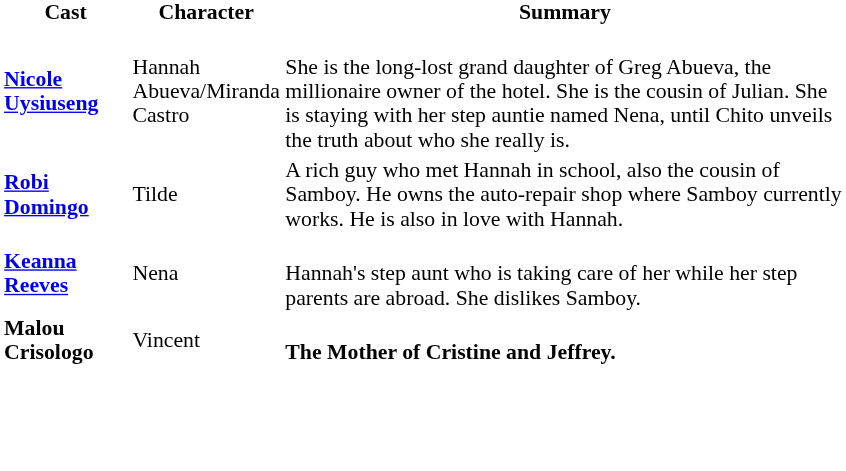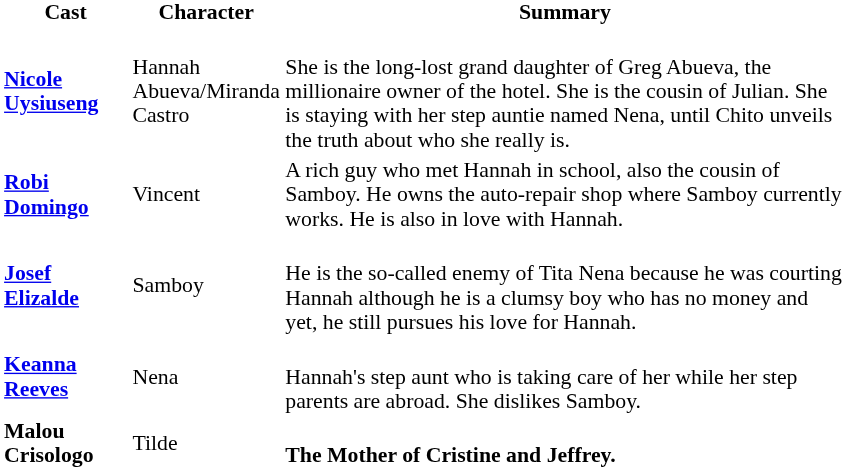(155, 194) Tilde -> (166, 194) Vincent
+ row: (42, 285)
(166, 339) Vincent -> (155, 443) Tilde
